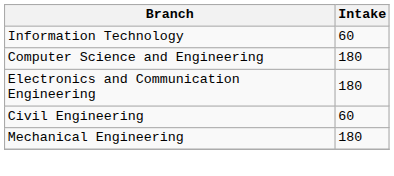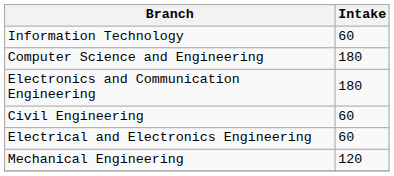+ row: (160, 138)
(350, 138) 180 -> (350, 160) 120
